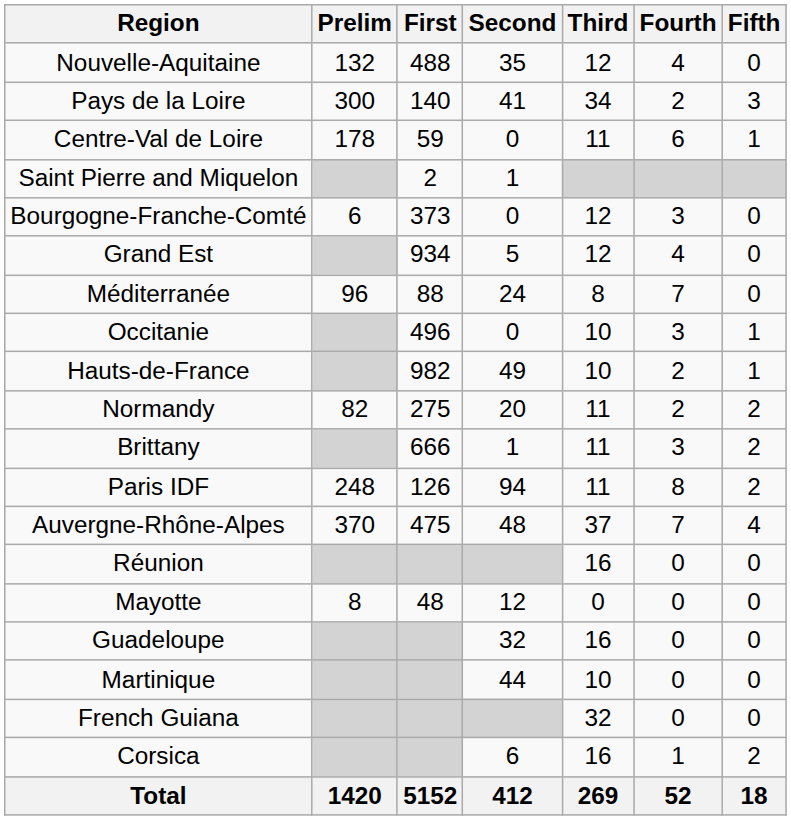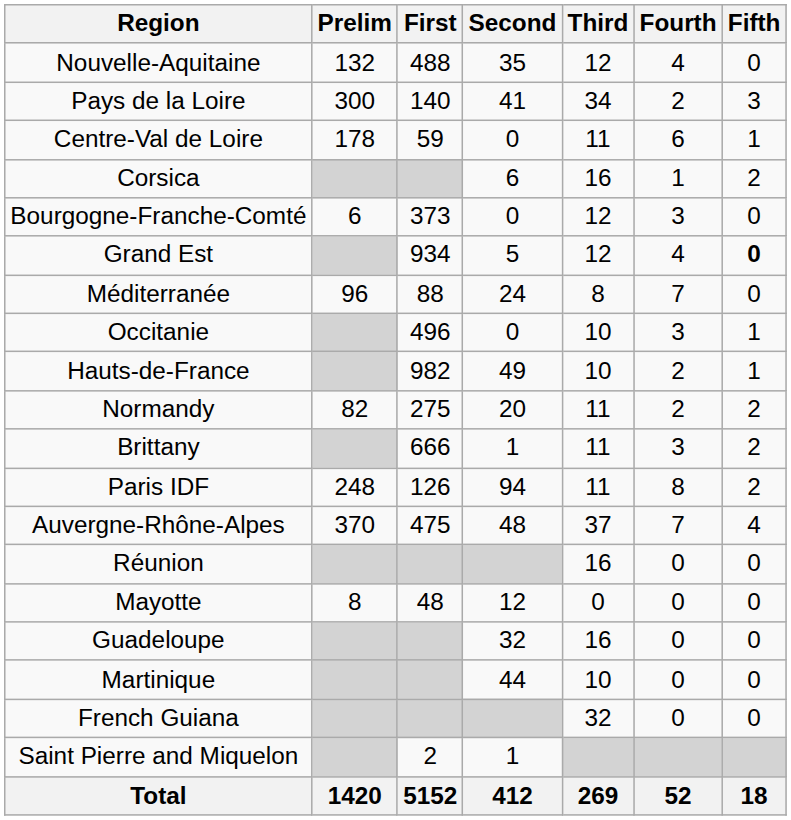rows swapped: (158, 756) <-> (158, 178)
(754, 255) normal -> (754, 255) bold
